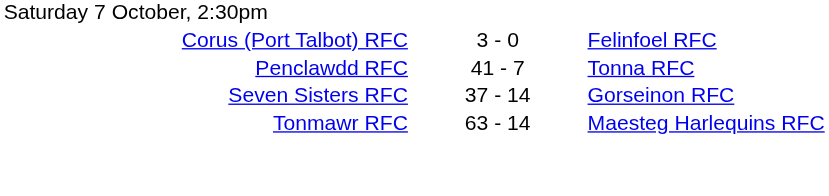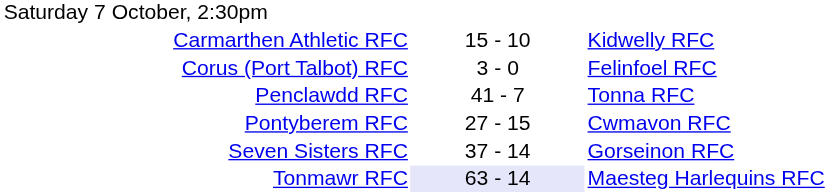+ row: (291, 40)
+ row: (326, 123)
(498, 123) no background -> (498, 178) lavender background
